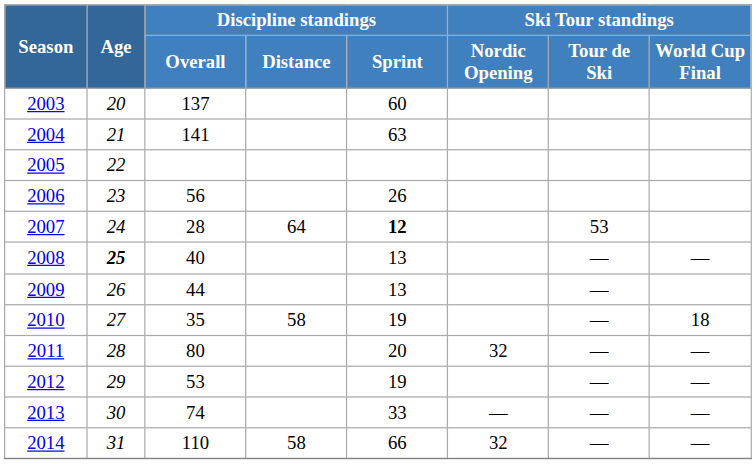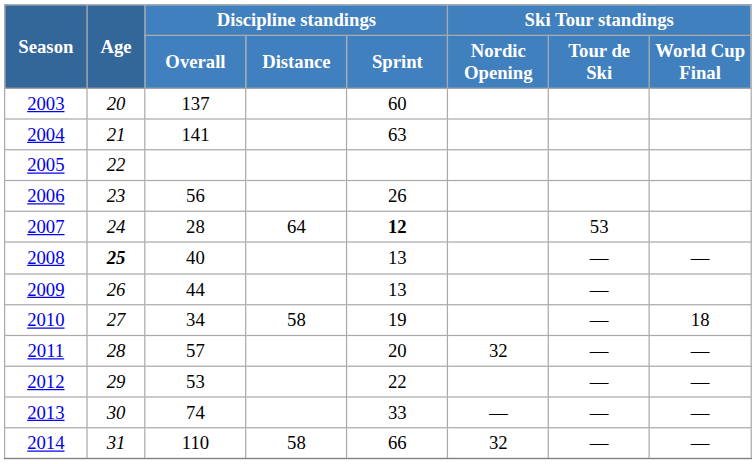(195, 319) 35 -> (195, 319) 34
(195, 350) 80 -> (195, 350) 57
(397, 381) 19 -> (397, 381) 22
